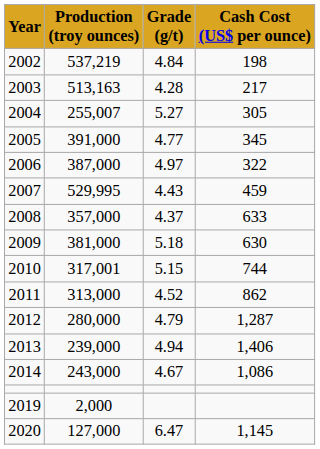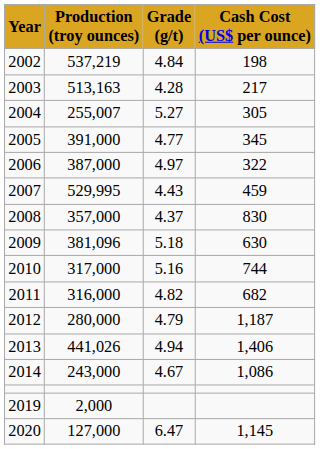(255, 216) 633 -> (255, 216) 830
(94, 242) 381,000 -> (94, 242) 381,096
(94, 268) 317,001 -> (94, 268) 317,000
(169, 268) 5.15 -> (169, 268) 5.16
(94, 294) 313,000 -> (94, 294) 316,000
(169, 294) 4.52 -> (169, 294) 4.82
(255, 294) 862 -> (255, 294) 682
(255, 320) 1,287 -> (255, 320) 1,187
(94, 346) 239,000 -> (94, 346) 441,026
